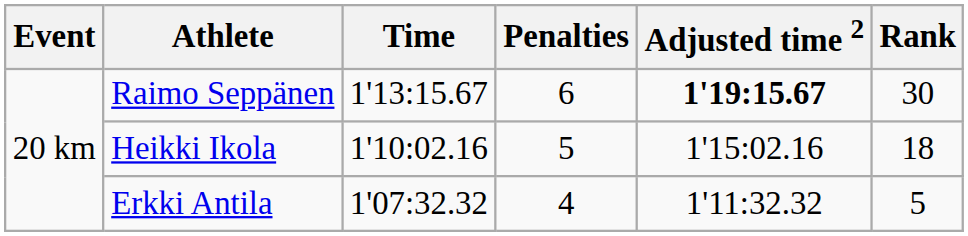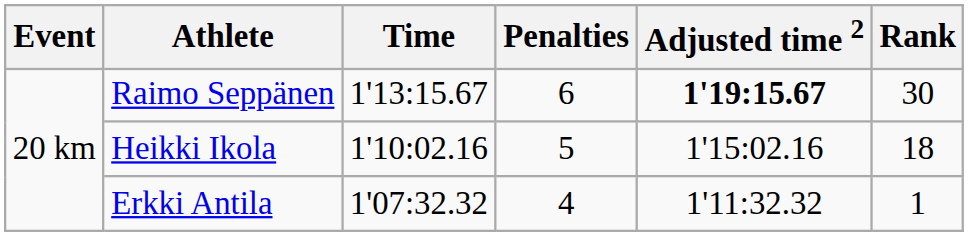(918, 203) 5 -> (918, 203) 1
